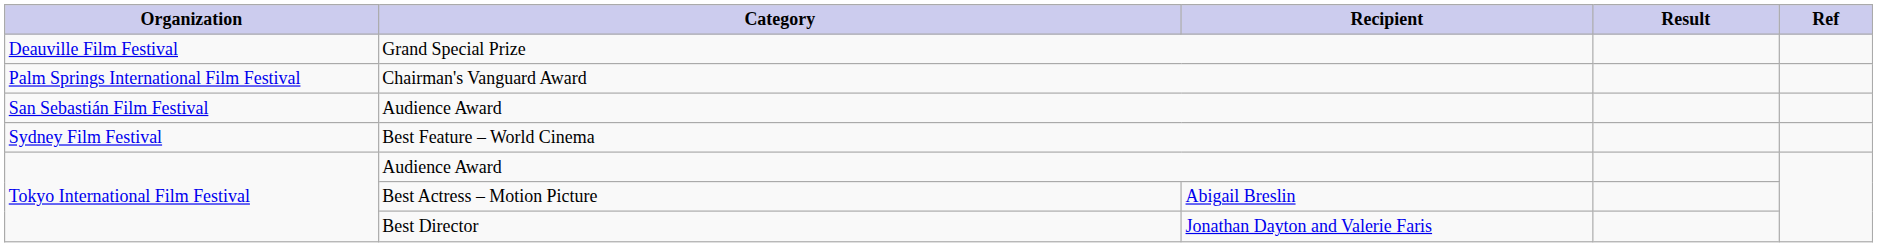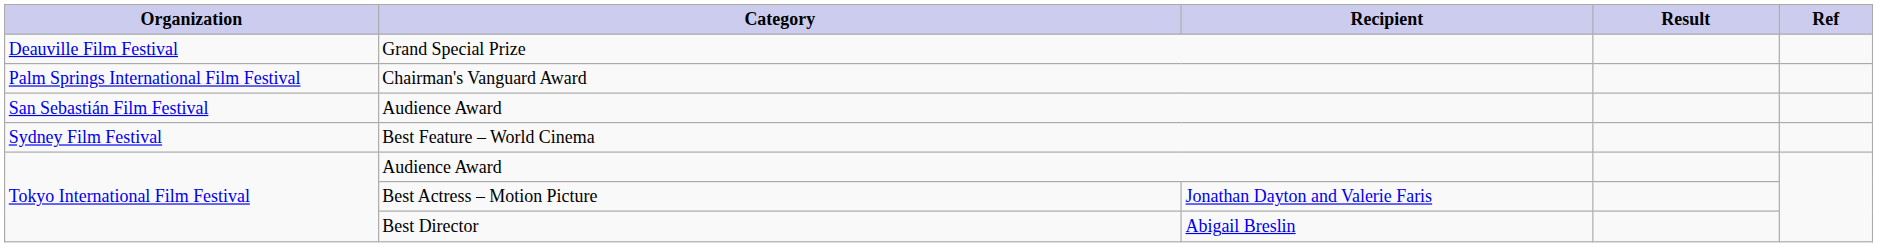(1241, 196) Abigail Breslin -> (1309, 196) Jonathan Dayton and Valerie Faris
(1309, 226) Jonathan Dayton and Valerie Faris -> (1241, 226) Abigail Breslin
